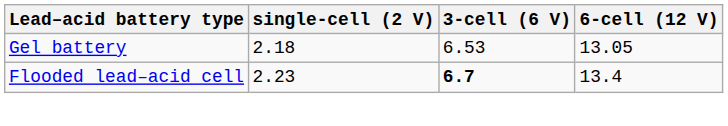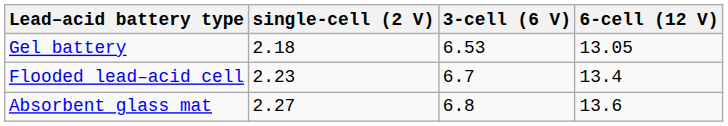(459, 77) bold -> (459, 77) normal
+ row: (110, 106)
